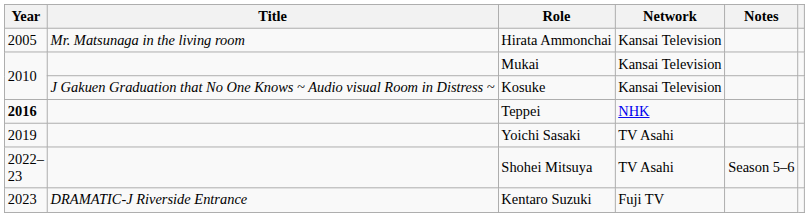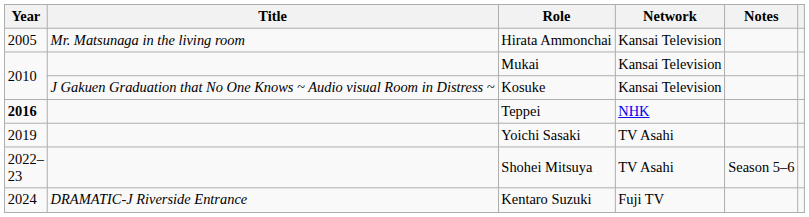(22, 200) 2023 -> (22, 200) 2024
